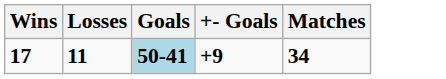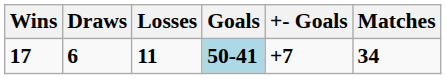+ column: (97, 21)
(212, 55) +9 -> (281, 55) +7
